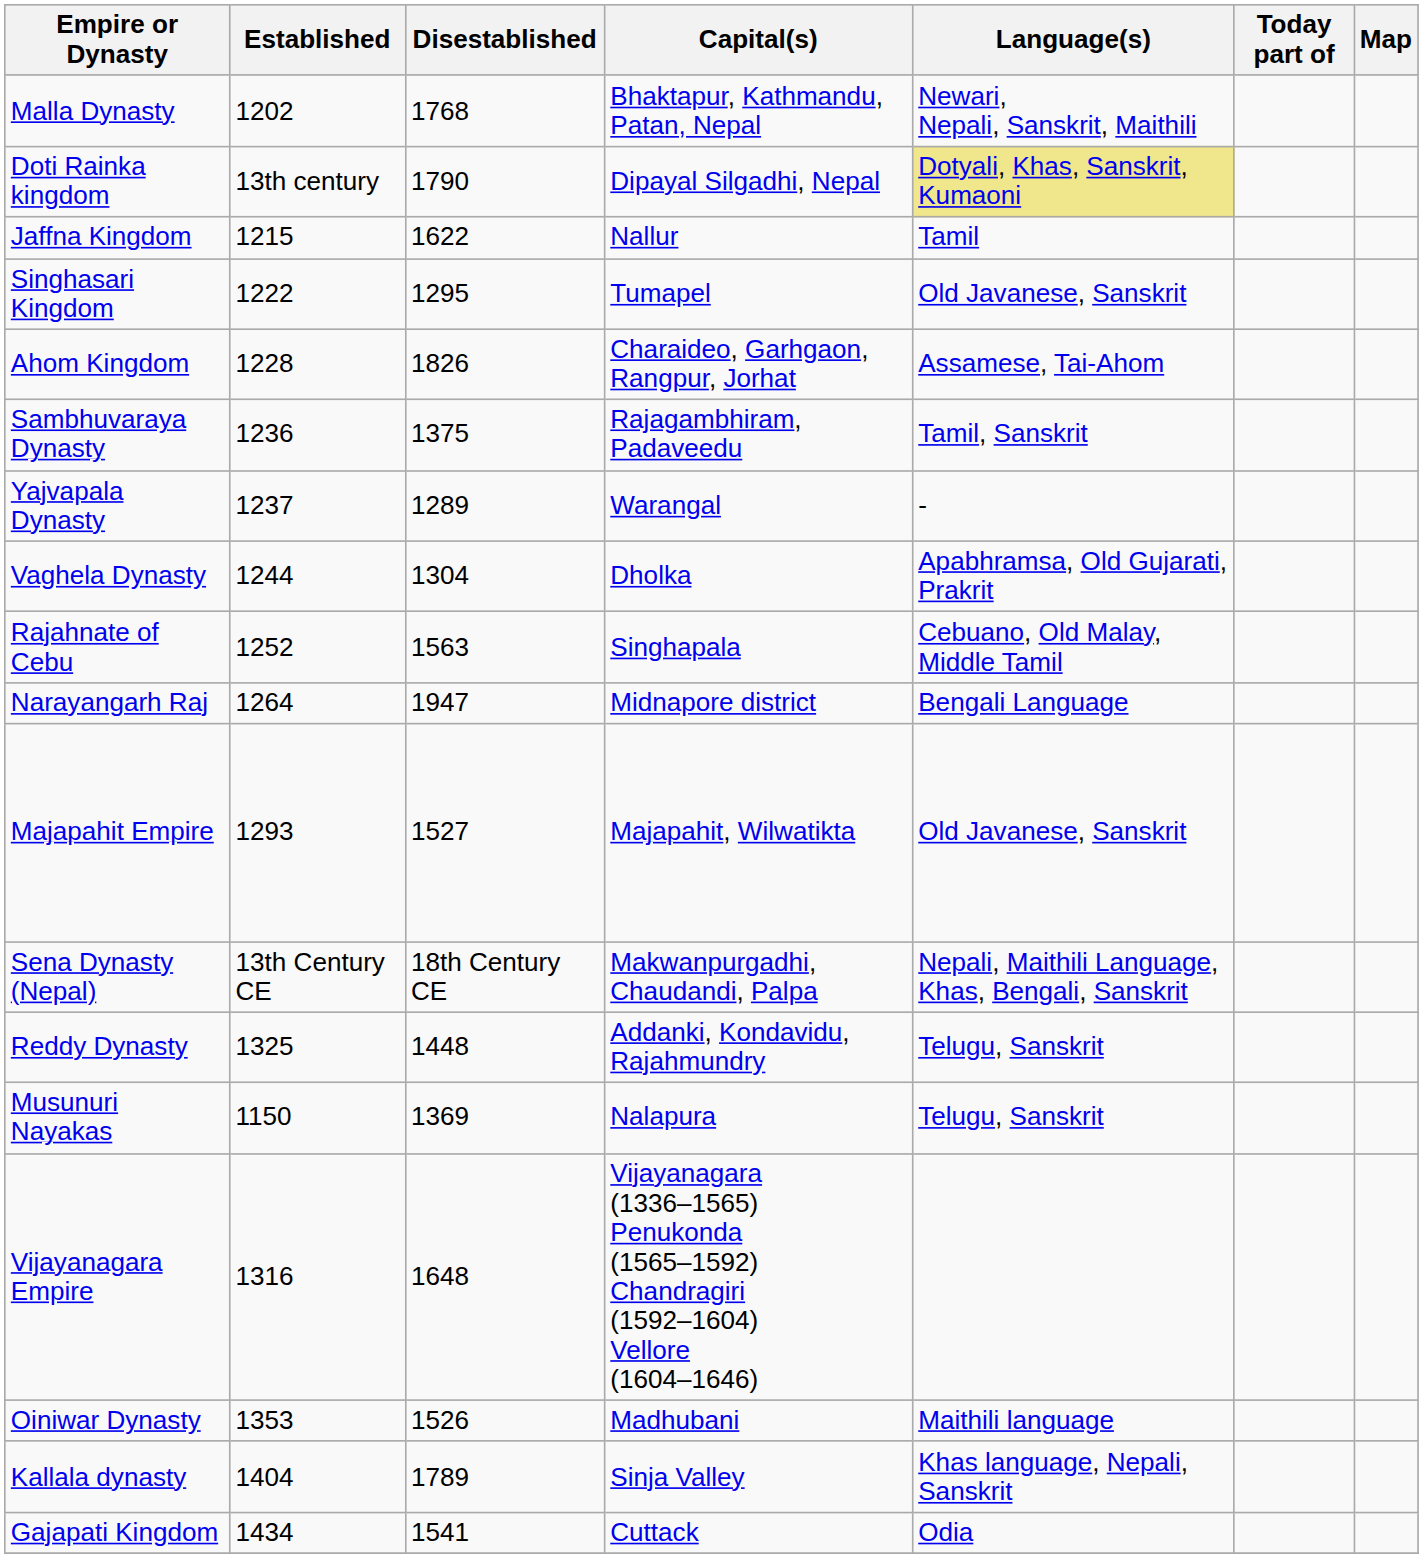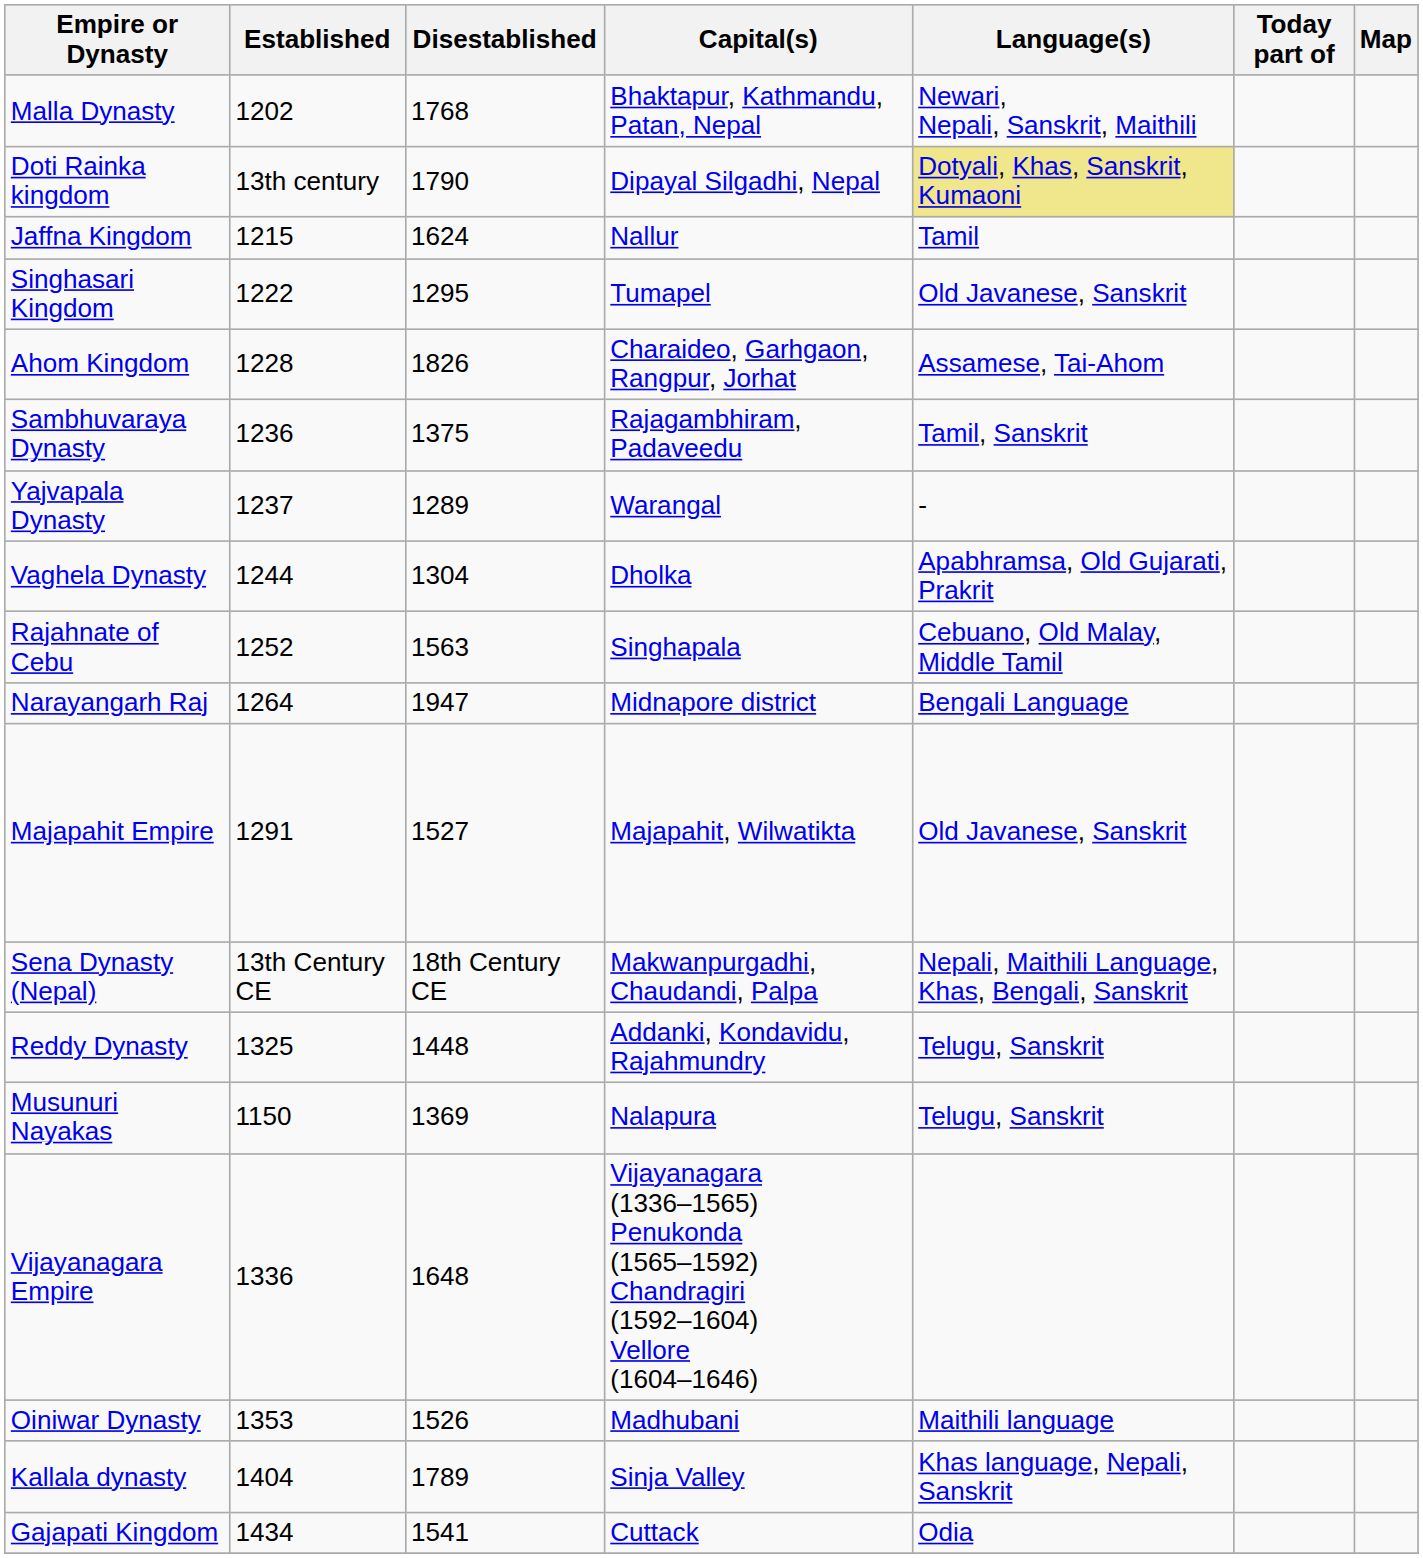(440, 237) 1622 -> (440, 237) 1624
(265, 832) 1293 -> (265, 832) 1291
(265, 1276) 1316 -> (265, 1276) 1336
